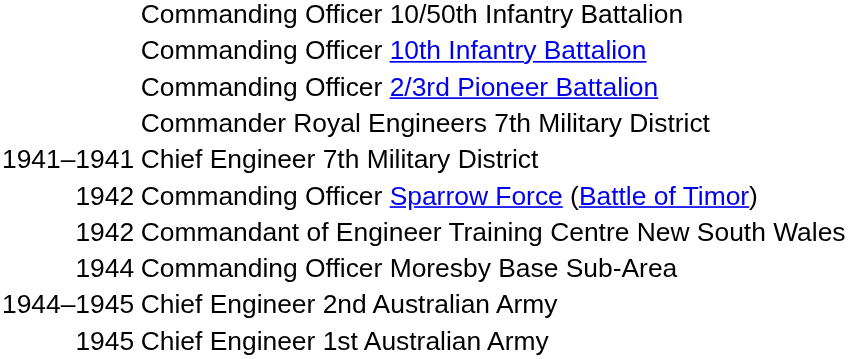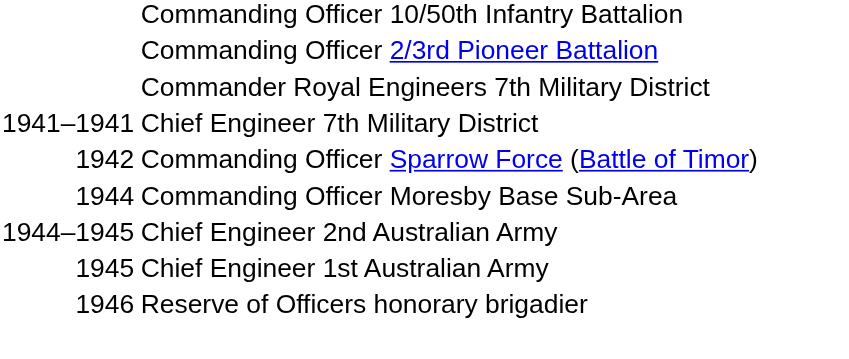- row: (394, 50)
- row: (493, 232)
+ row: (364, 304)
